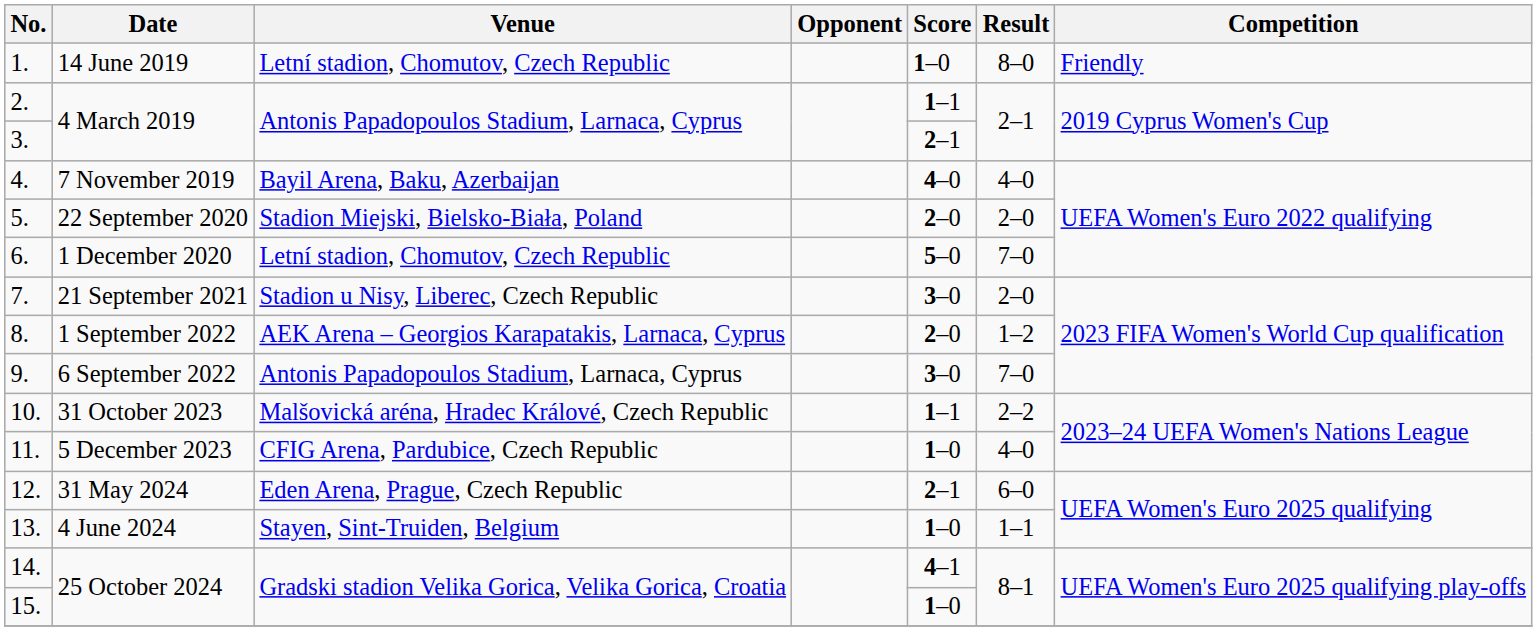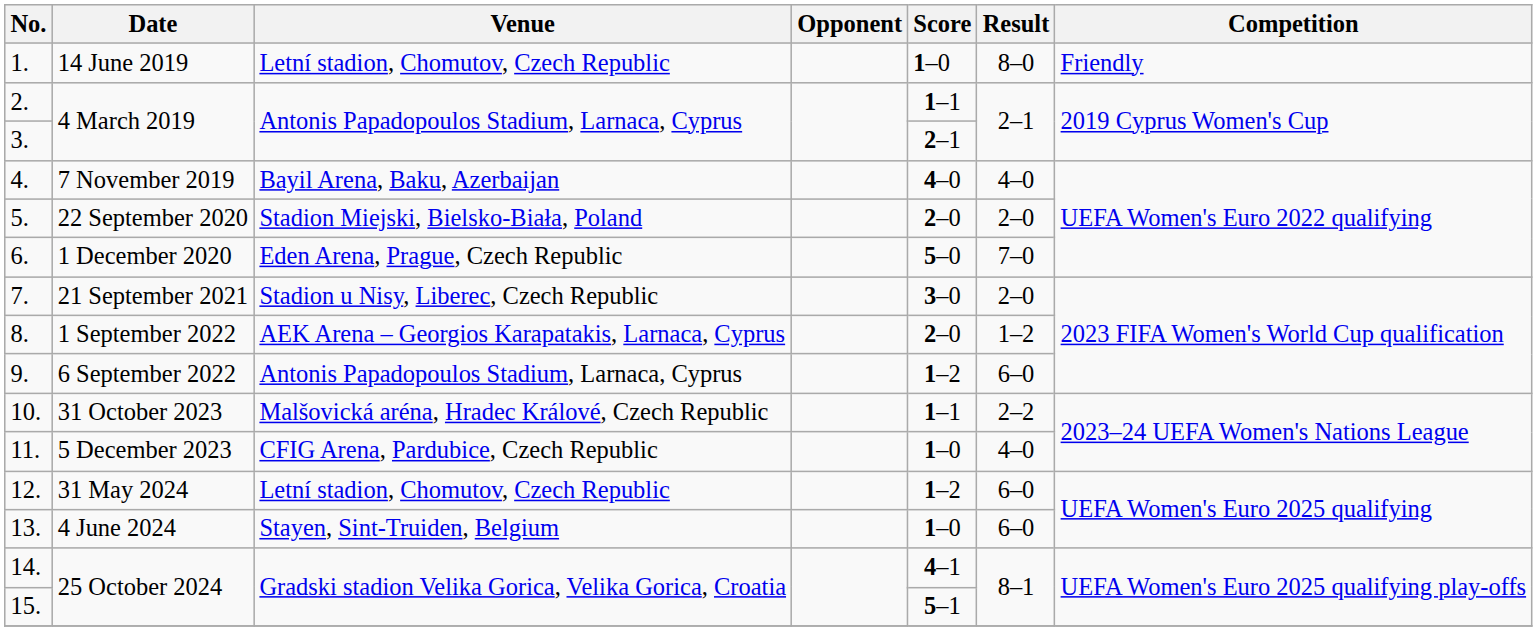(465, 256) Letní stadion, Chomutov, Czech Republic -> (441, 256) Eden Arena, Prague, Czech Republic
(942, 373) 3–0 -> (942, 373) 1–2
(1016, 373) 7–0 -> (1016, 373) 6–0
(441, 489) Eden Arena, Prague, Czech Republic -> (465, 489) Letní stadion, Chomutov, Czech Republic
(942, 489) 2–1 -> (942, 489) 1–2
(1016, 528) 1–1 -> (1016, 528) 6–0
(942, 606) 1–0 -> (942, 606) 5–1
